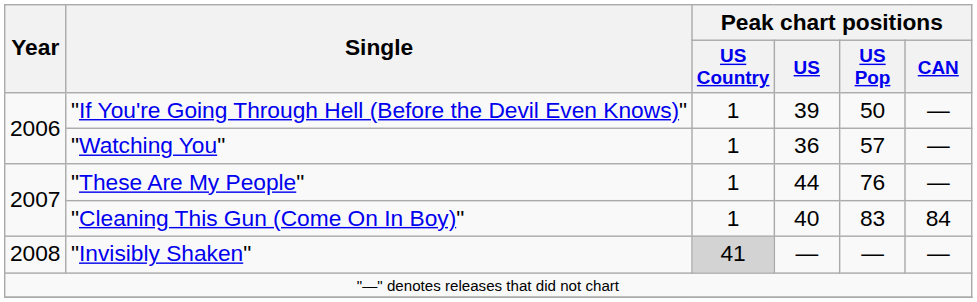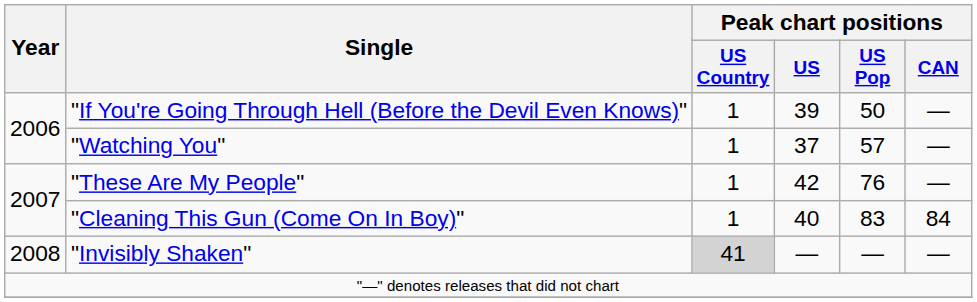(807, 146) 36 -> (807, 146) 37
(807, 182) 44 -> (807, 182) 42
